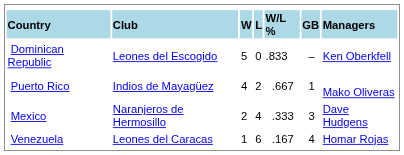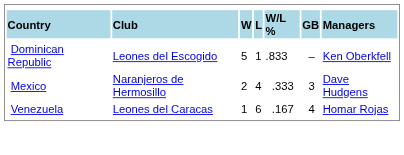(258, 56) 0 -> (258, 56) 1
- row: (39, 86)
